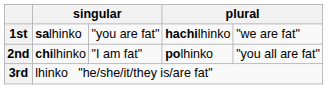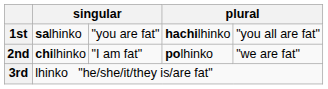(268, 34) "we are fat" -> (278, 34) "you all are fat"
(278, 53) "you all are fat" -> (268, 53) "we are fat"
